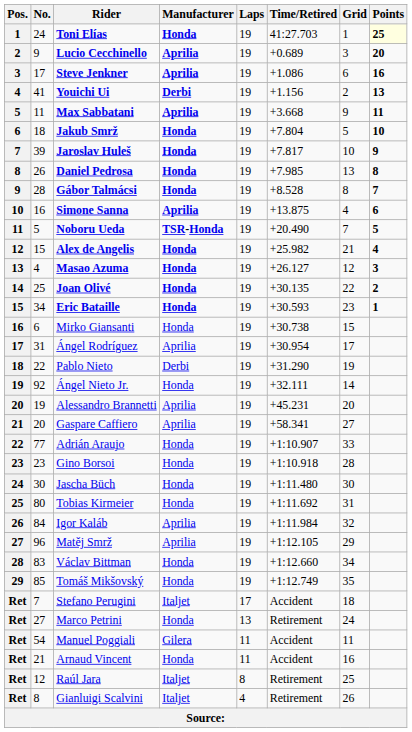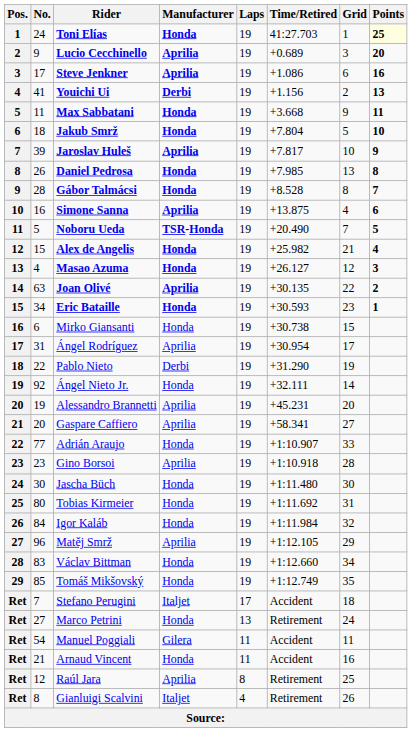(180, 112) Aprilia -> (179, 112) Honda
(179, 151) Honda -> (180, 151) Aprilia
(39, 288) 25 -> (39, 288) 63
(179, 288) Honda -> (180, 288) Aprilia
(178, 464) Honda -> (179, 464) Aprilia
(179, 522) Aprilia -> (178, 522) Honda
(176, 679) Italjet -> (179, 679) Aprilia
